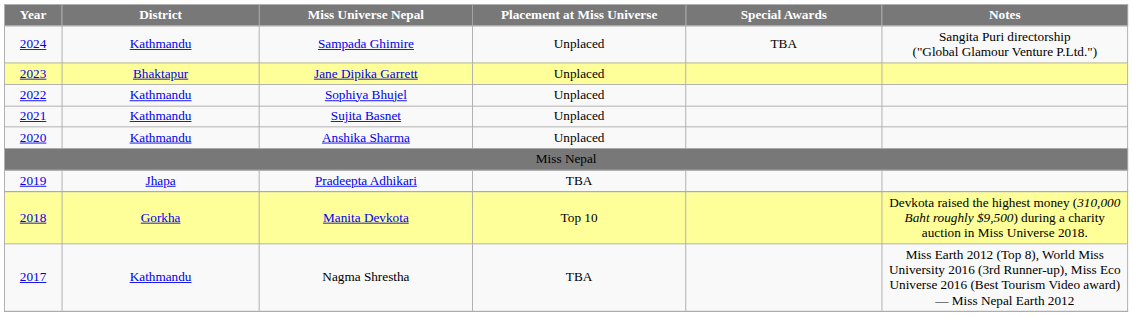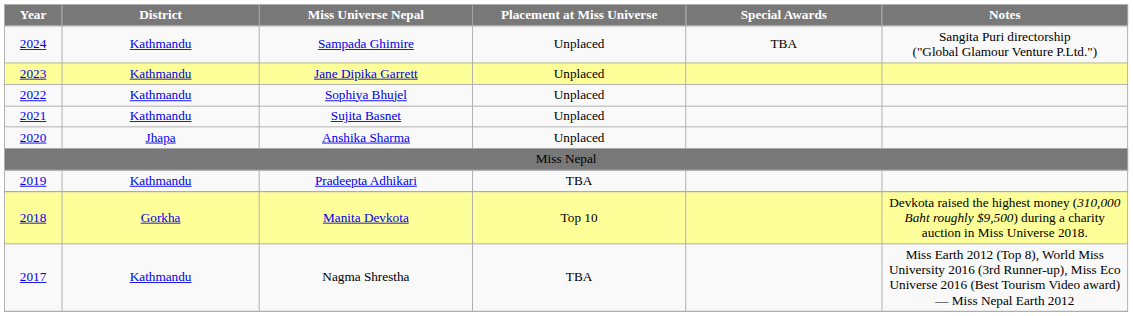(161, 73) Bhaktapur -> (161, 73) Kathmandu
(161, 137) Kathmandu -> (161, 137) Jhapa
(161, 180) Jhapa -> (161, 180) Kathmandu
